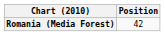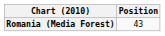(138, 24) 42 -> (138, 24) 43
